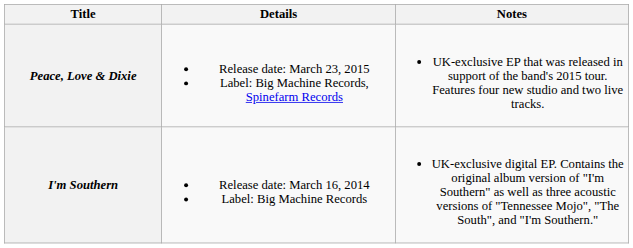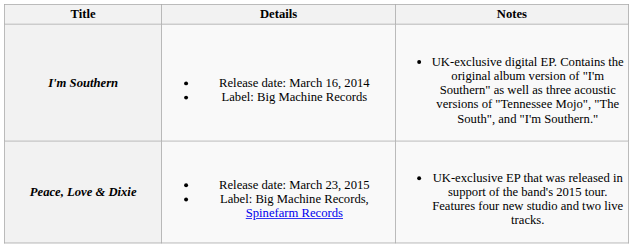rows swapped: (83, 184) <-> (83, 75)
